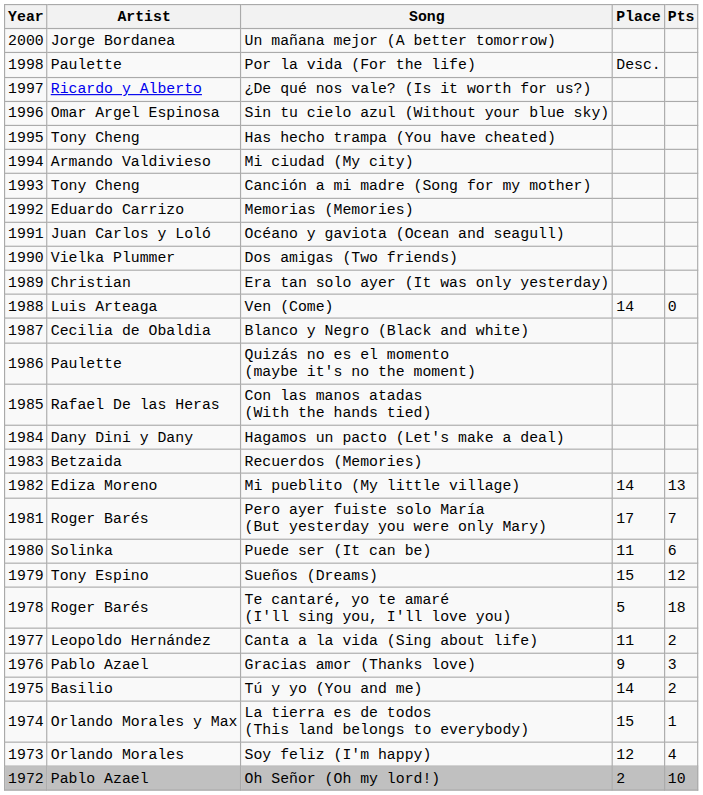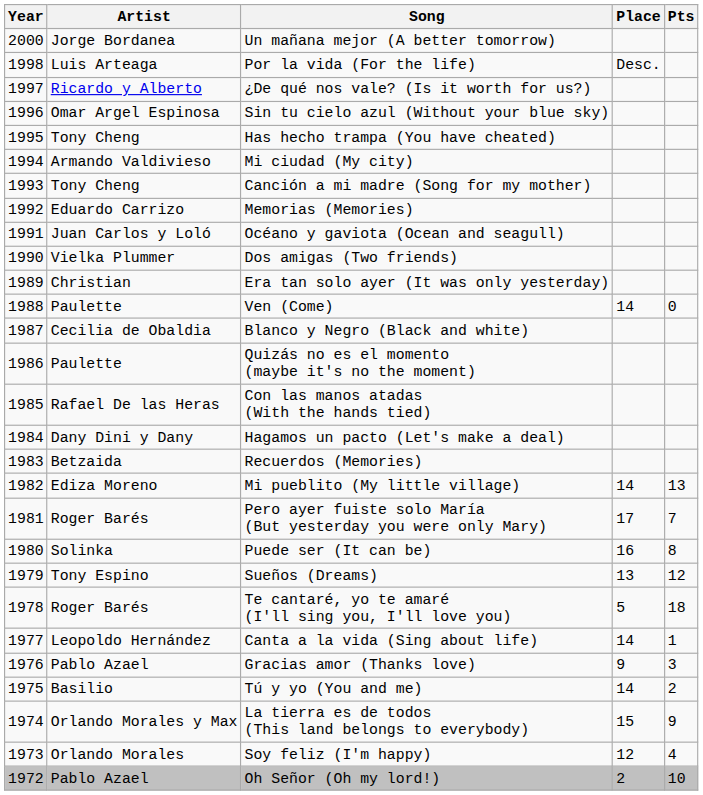(86, 65) Paulette -> (104, 65) Luis Arteaga
(104, 306) Luis Arteaga -> (86, 306) Paulette
(625, 551) 11 -> (625, 551) 16
(672, 551) 6 -> (672, 551) 8
(625, 575) 15 -> (625, 575) 13
(625, 641) 11 -> (625, 641) 14
(672, 641) 2 -> (672, 641) 1
(672, 722) 1 -> (672, 722) 9
